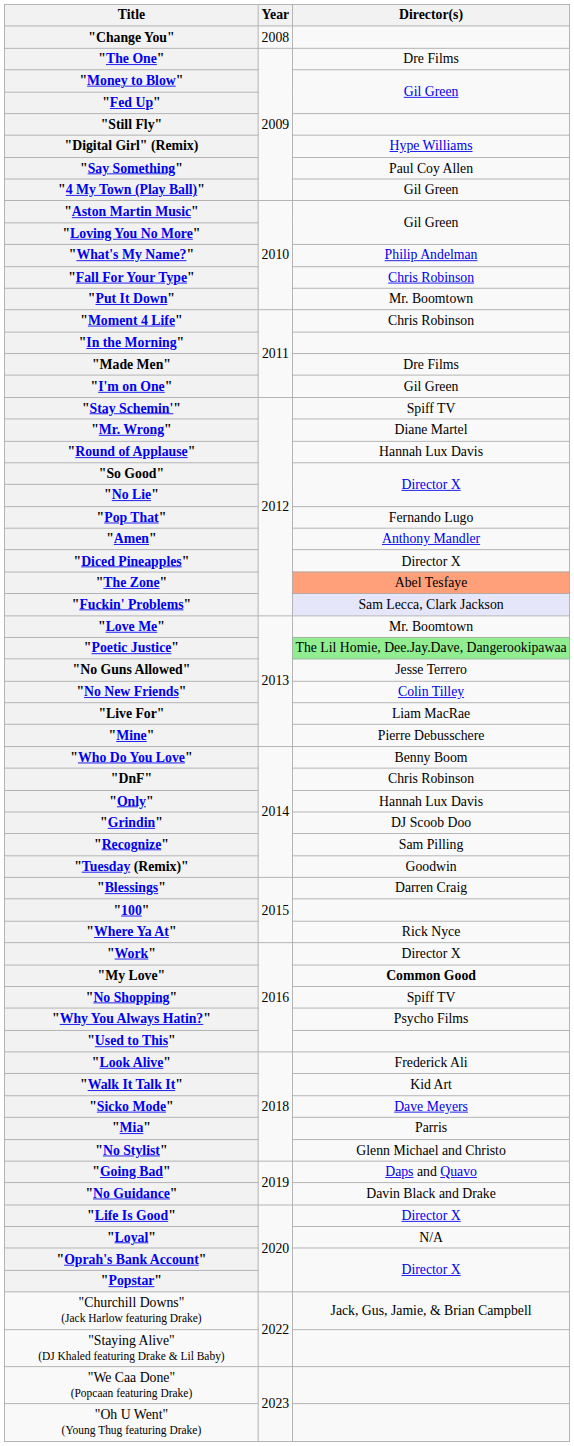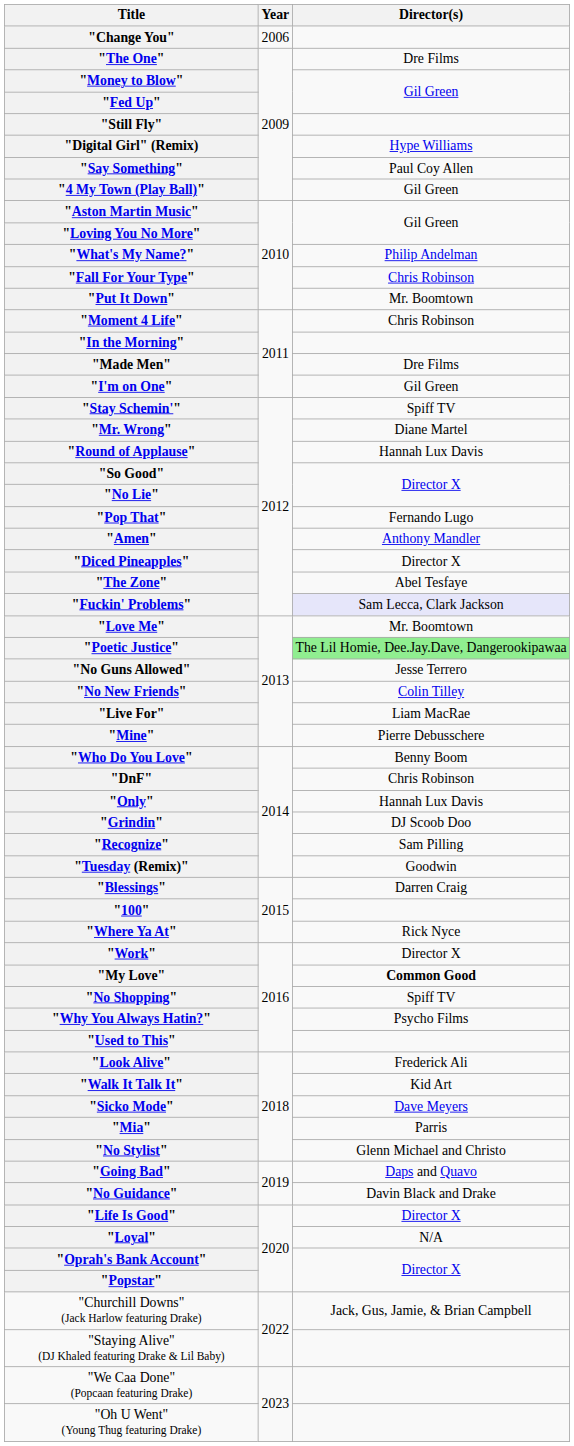(275, 37) 2008 -> (275, 37) 2006
(431, 582) lightsalmon background -> (431, 582) no background
